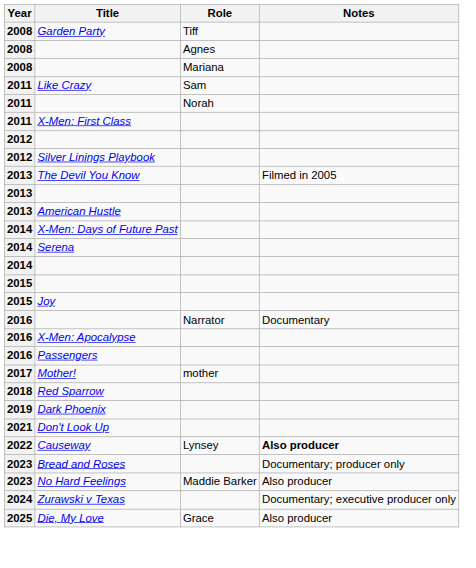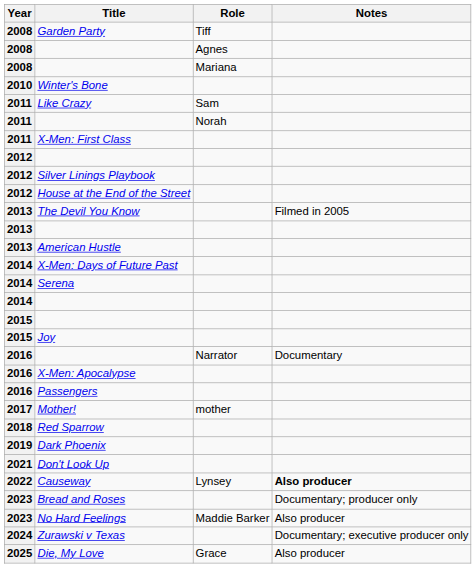+ row: (20, 85)
+ row: (20, 193)
